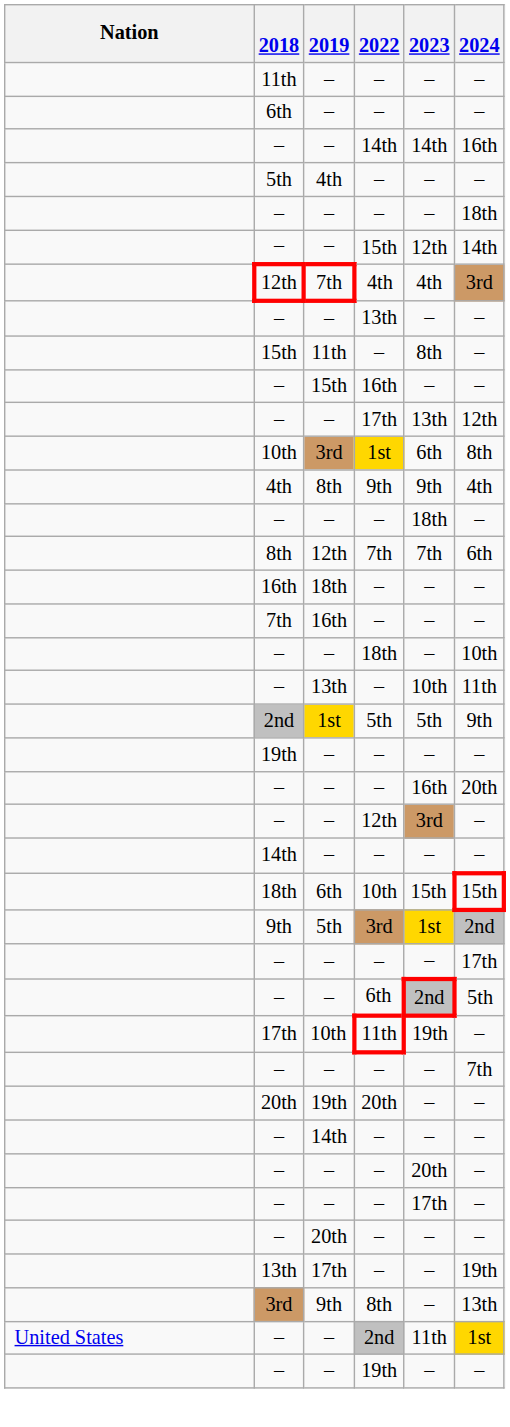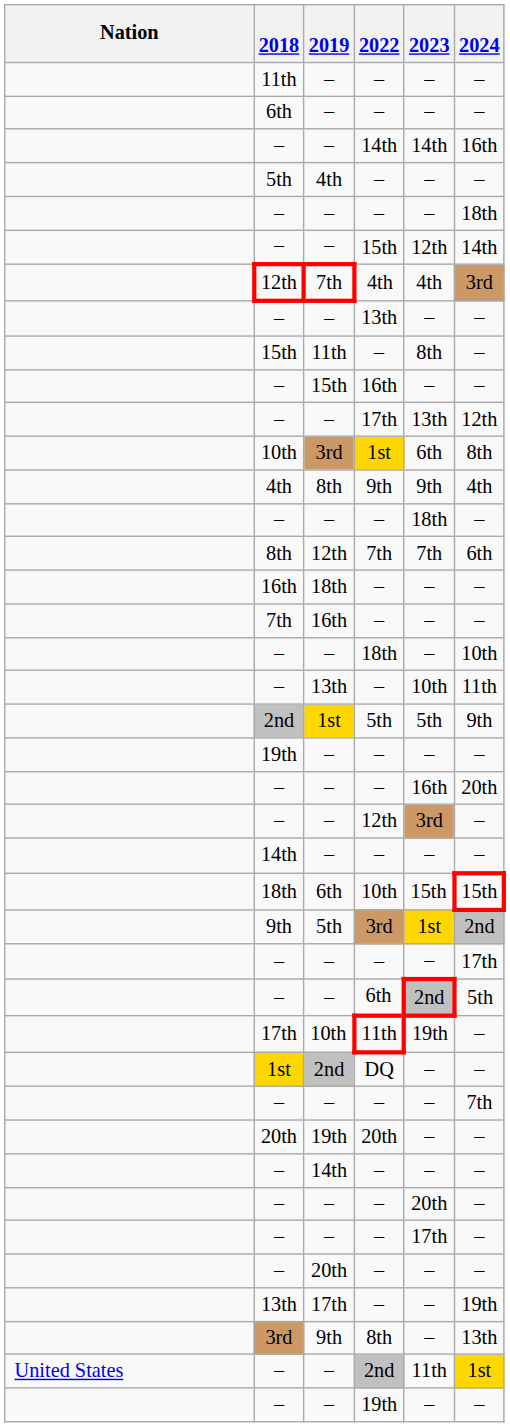+ row: (279, 1069)
